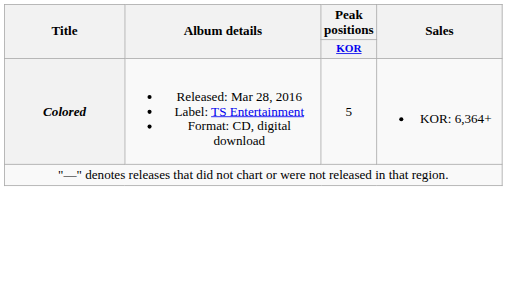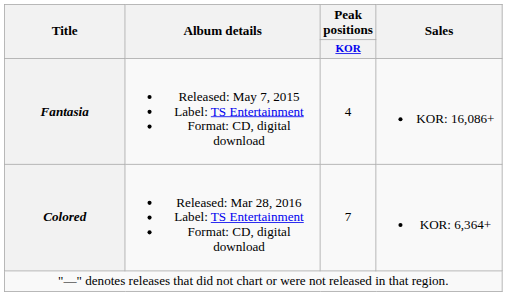+ row: (65, 111)
(349, 111) 5 -> (348, 217) 7
